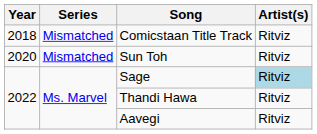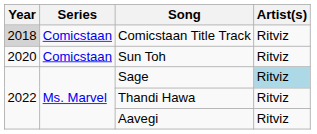(22, 35) no background -> (22, 35) lightgrey background
(78, 35) Mismatched -> (77, 35) Comicstaan
(78, 56) Mismatched -> (77, 56) Comicstaan
